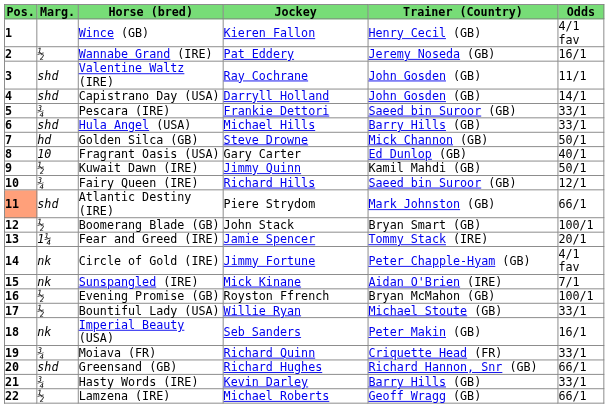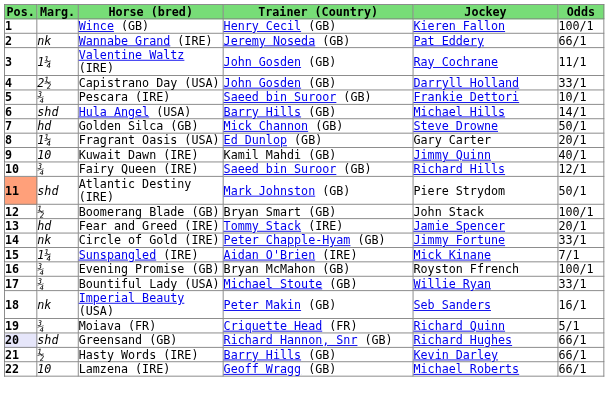columns swapped: (296, 12) <-> (463, 12)
(569, 33) 4/1 fav -> (576, 26) 100/1
(41, 54) ½ -> (44, 40) nk
(572, 54) 16/1 -> (572, 40) 66/1
(48, 75) shd -> (44, 62) 1¼
(48, 96) shd -> (44, 83) 2½
(572, 96) 14/1 -> (572, 83) 33/1
(572, 111) 33/1 -> (572, 97) 10/1
(572, 125) 33/1 -> (572, 112) 14/1
(44, 154) 10 -> (44, 140) 1¼
(572, 154) 40/1 -> (572, 140) 20/1
(41, 168) ½ -> (44, 155) 10
(572, 168) 50/1 -> (572, 155) 40/1
(572, 204) 66/1 -> (572, 190) 50/1
(44, 239) 1¼ -> (44, 226) hd
(569, 260) 4/1 fav -> (572, 240) 33/1
(44, 282) nk -> (44, 255) 1¼
(41, 296) ½ -> (41, 269) ¾
(41, 310) ½ -> (41, 283) ¾
(572, 353) 33/1 -> (569, 326) 5/1
(12, 367) no background -> (12, 340) lavender background
(41, 382) ¾ -> (41, 355) ½
(572, 382) 33/1 -> (572, 355) 66/1
(41, 396) ½ -> (44, 369) 10
